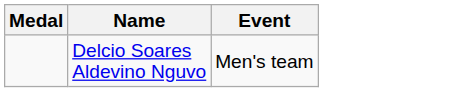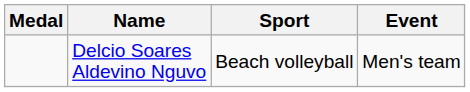+ column: (284, 20)
